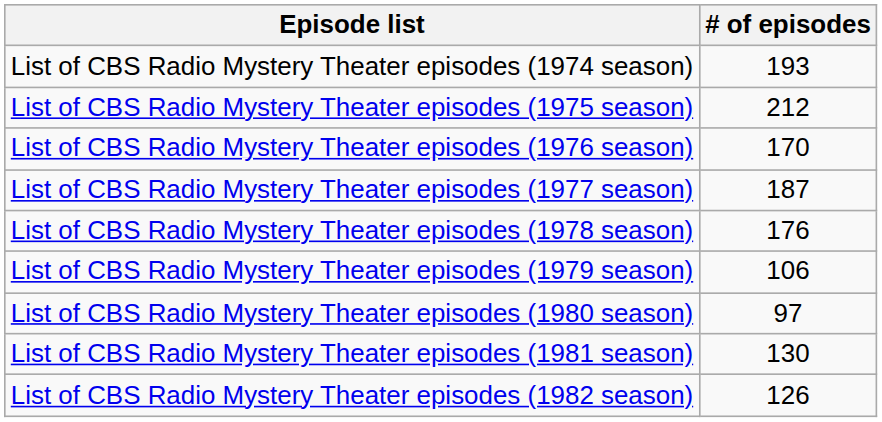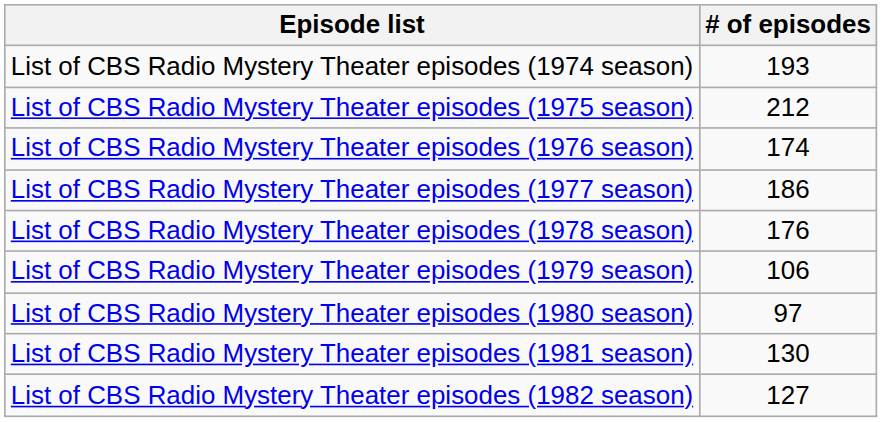(788, 148) 170 -> (788, 148) 174
(788, 189) 187 -> (788, 189) 186
(788, 395) 126 -> (788, 395) 127
